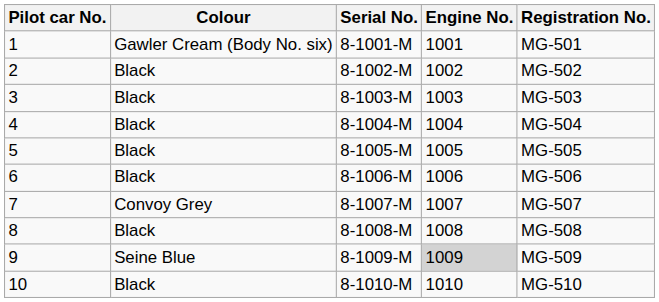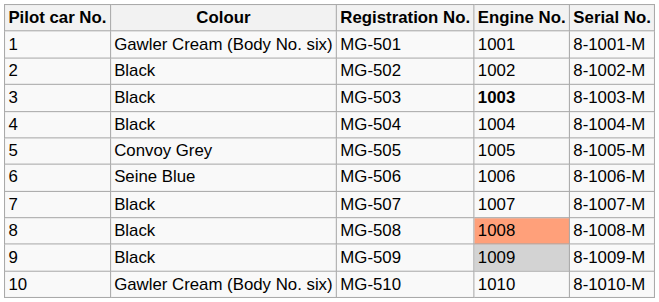columns swapped: (379, 17) <-> (586, 17)
(444, 97) normal -> (497, 97) bold
(135, 151) Black -> (163, 151) Convoy Grey
(135, 177) Black -> (155, 177) Seine Blue
(163, 204) Convoy Grey -> (135, 204) Black
(444, 230) no background -> (497, 230) lightsalmon background
(155, 257) Seine Blue -> (135, 257) Black
(135, 284) Black -> (223, 284) Gawler Cream (Body No. six)
